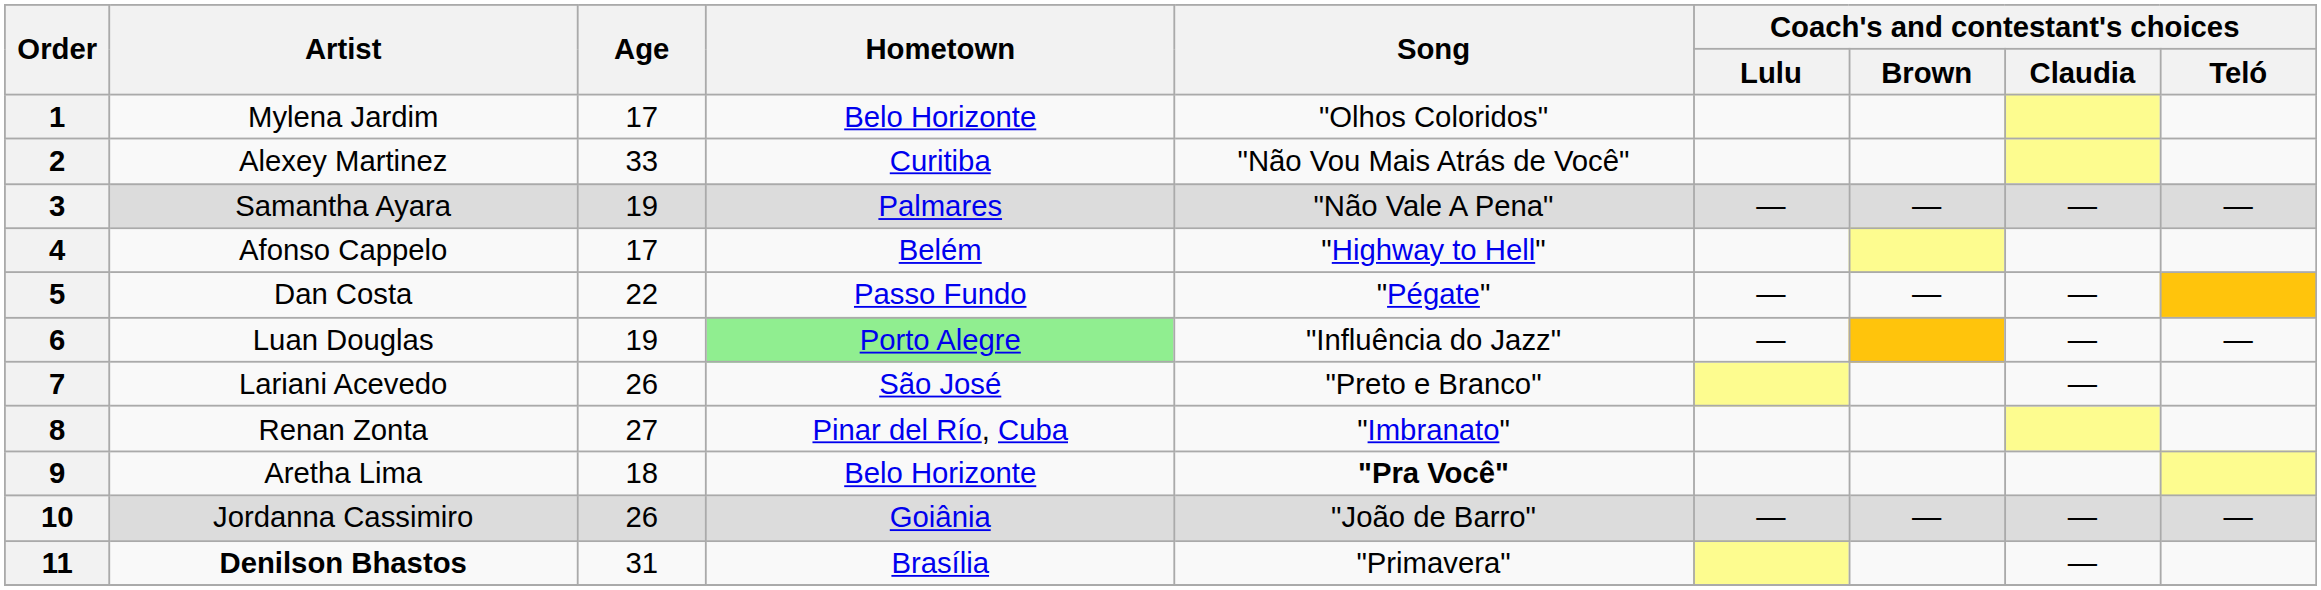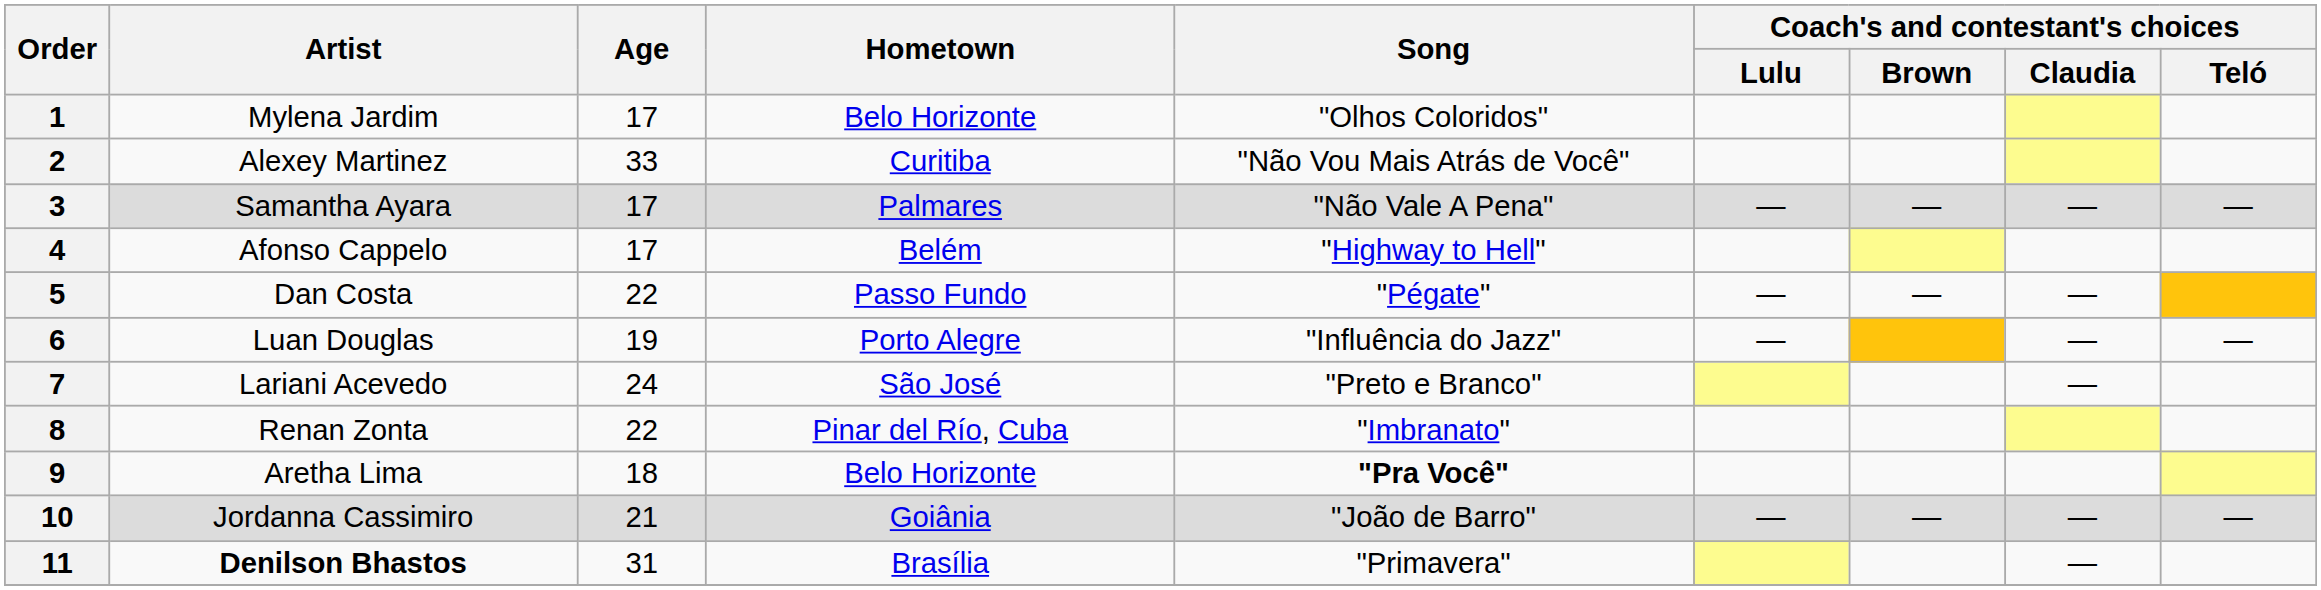(642, 206) 19 -> (642, 206) 17
(940, 339) lightgreen background -> (940, 339) no background
(642, 384) 26 -> (642, 384) 24
(642, 429) 27 -> (642, 429) 22
(642, 518) 26 -> (642, 518) 21
